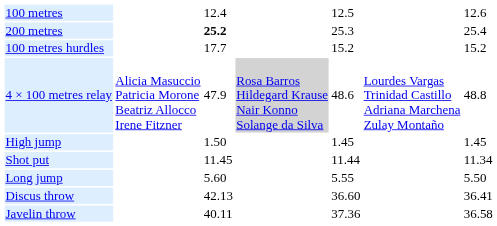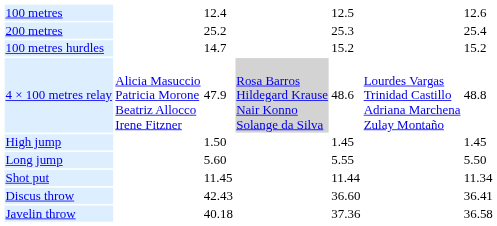(215, 30) bold -> (215, 30) normal
(215, 48) 17.7 -> (215, 48) 14.7
rows swapped: (34, 178) <-> (27, 160)
(218, 195) 42.13 -> (218, 195) 42.43
(218, 213) 40.11 -> (218, 213) 40.18
